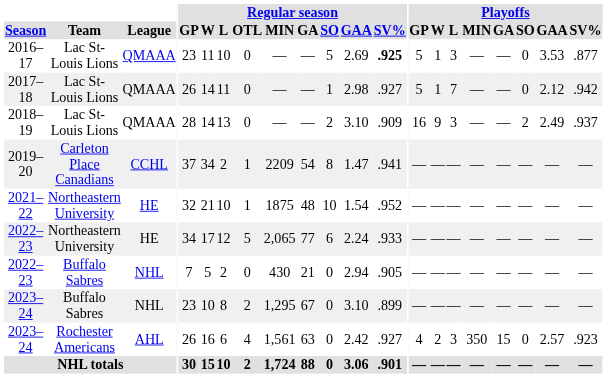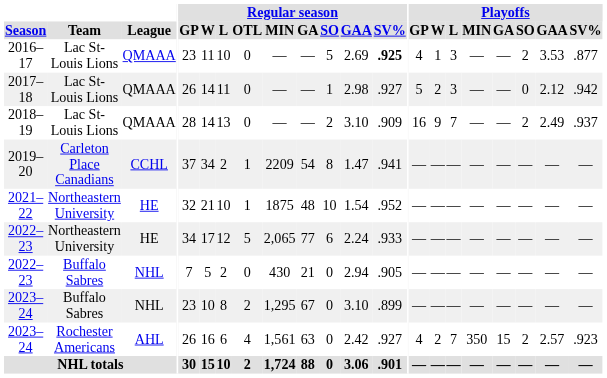(419, 55) 5 -> (419, 55) 4
(525, 55) 0 -> (525, 55) 2
(438, 89) 1 -> (438, 89) 2
(454, 89) 7 -> (454, 89) 3
(454, 122) 3 -> (454, 122) 7
(454, 339) 3 -> (454, 339) 7
(525, 339) 0 -> (525, 339) 2
